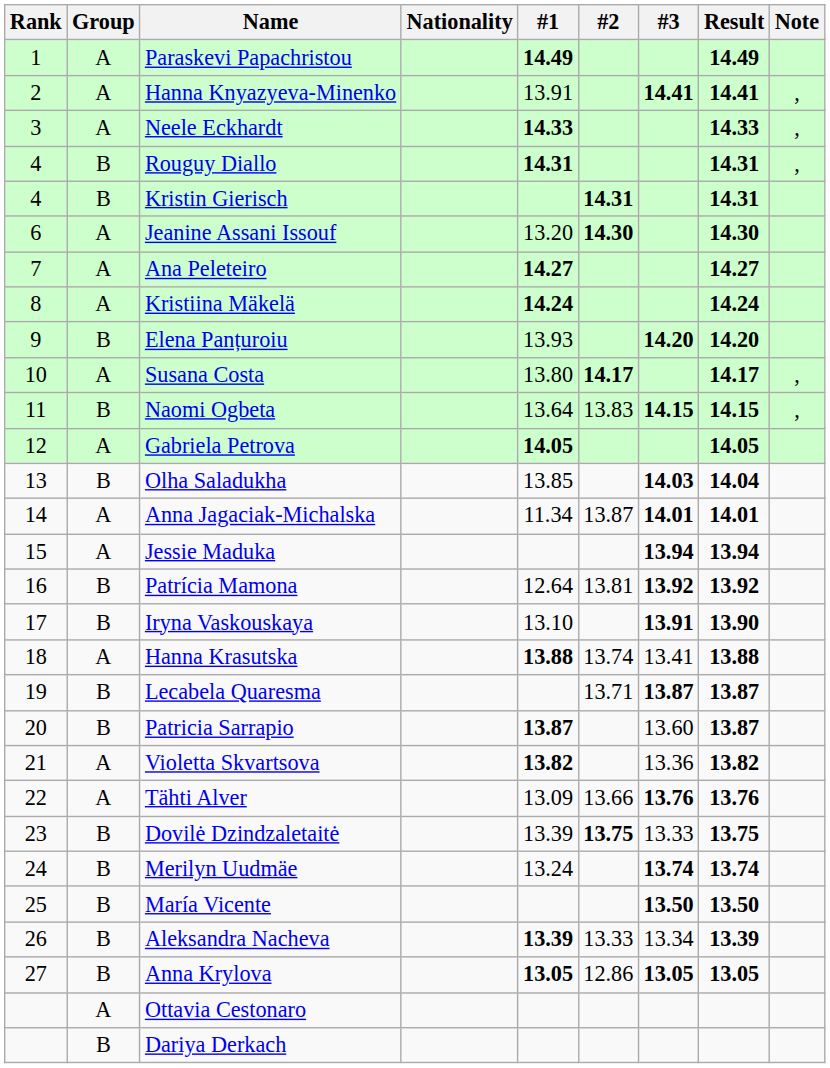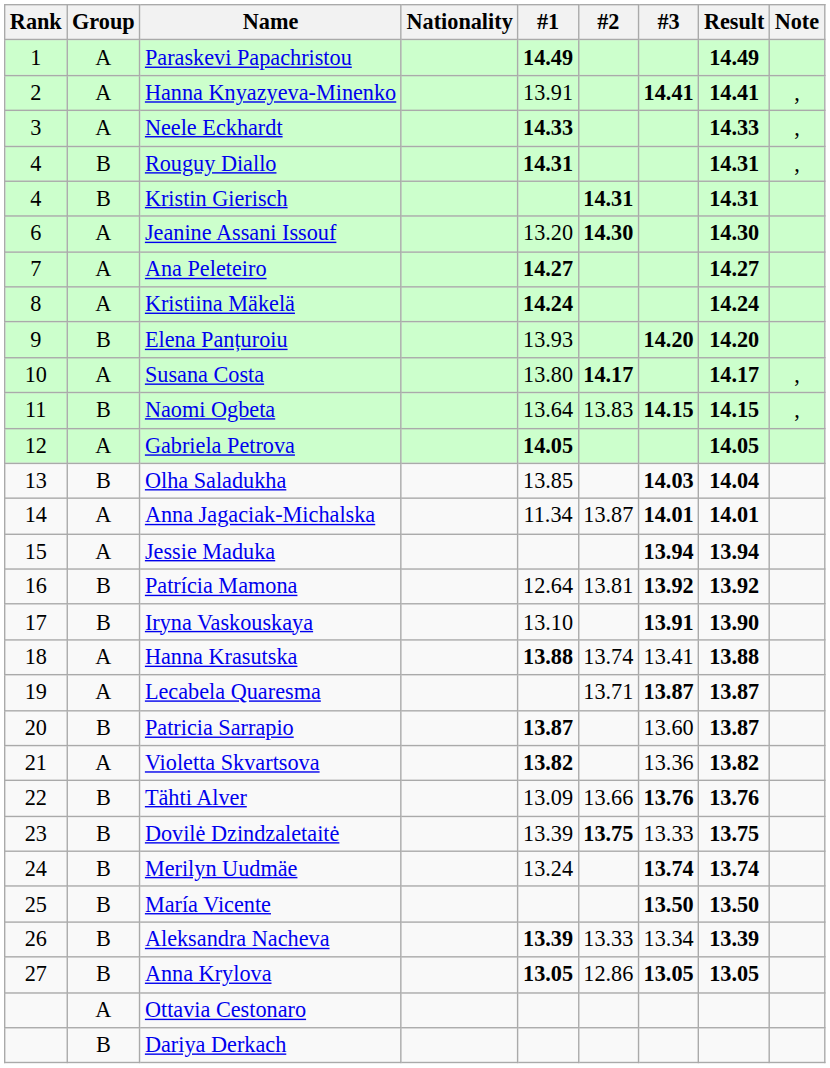(103, 692) B -> (103, 692) A
(103, 798) A -> (103, 798) B
